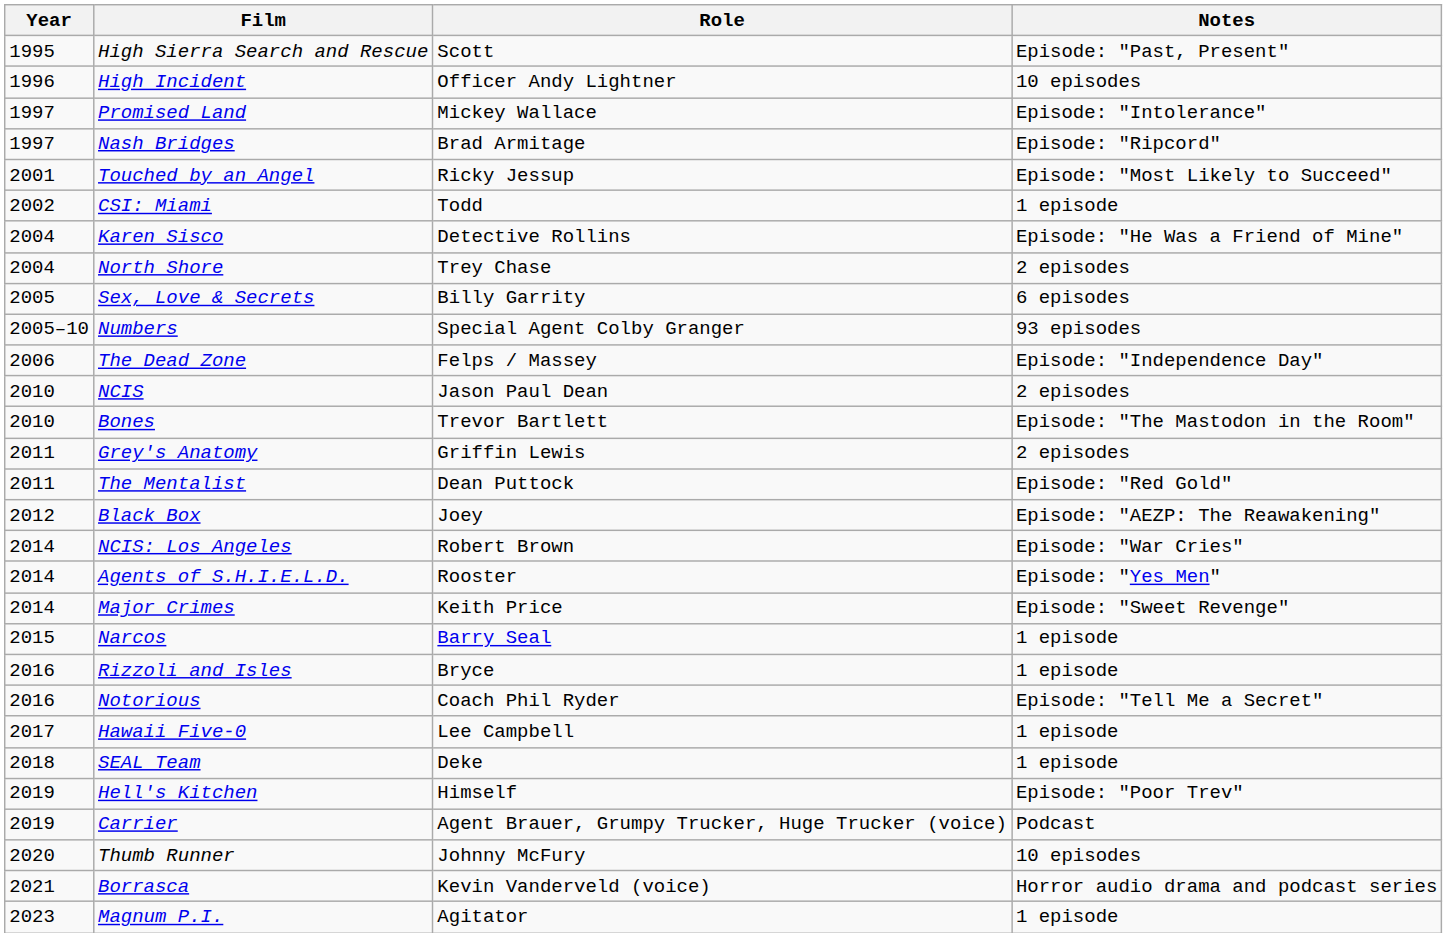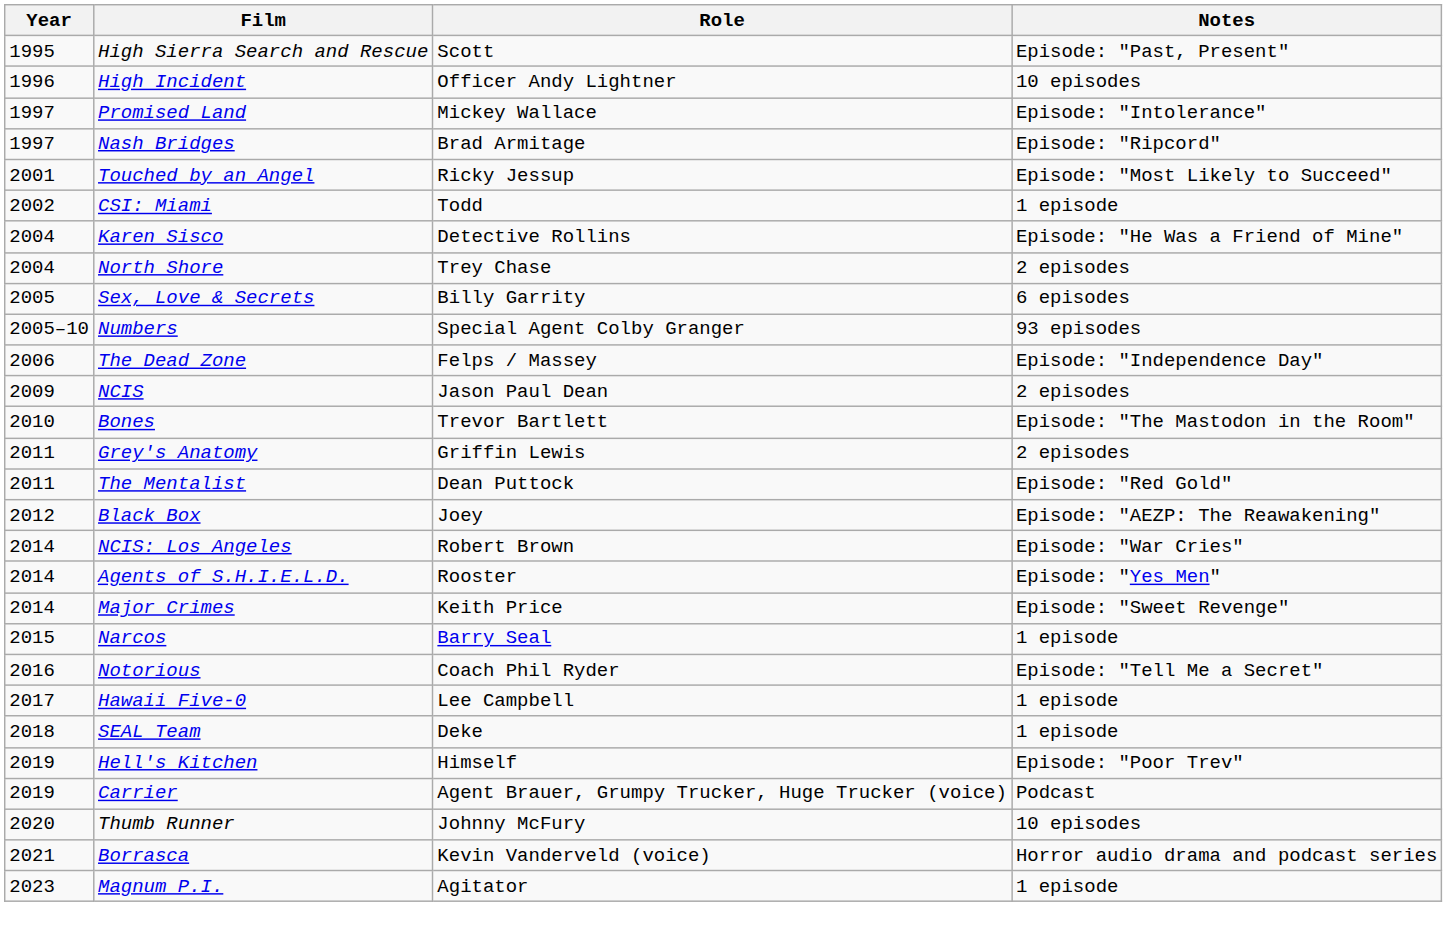(32, 391) 2010 -> (32, 391) 2009
- row: (195, 670)
